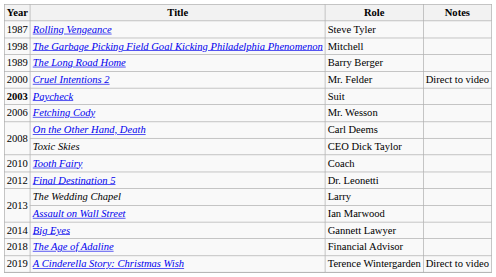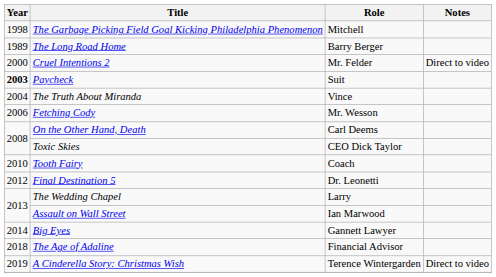- row: (72, 29)
+ row: (87, 96)
